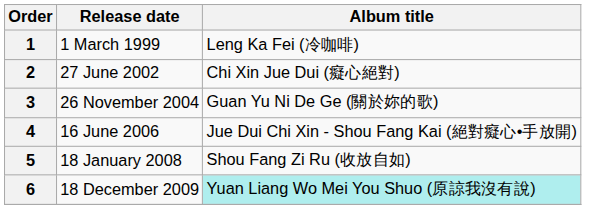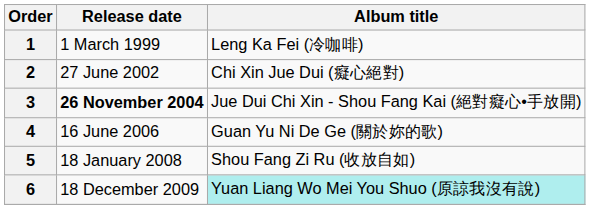(130, 102) normal -> (132, 102) bold
(323, 102) Guan Yu Ni De Ge (關於妳的歌) -> (396, 102) Jue Dui Chi Xin - Shou Fang Kai (絕對癡心•手放開)
(392, 131) Jue Dui Chi Xin - Shou Fang Kai (絕對癡心•手放開) -> (327, 131) Guan Yu Ni De Ge (關於妳的歌)
